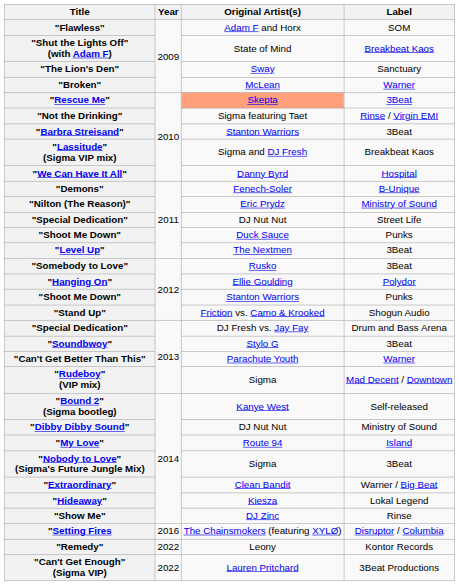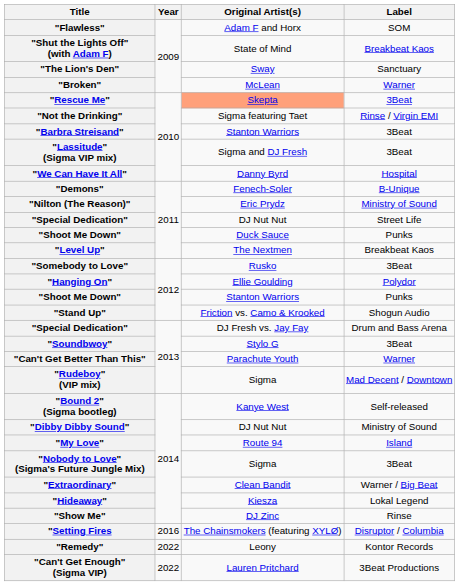(399, 152) Breakbeat Kaos -> (399, 152) 3Beat
(399, 250) 3Beat -> (399, 250) Breakbeat Kaos
